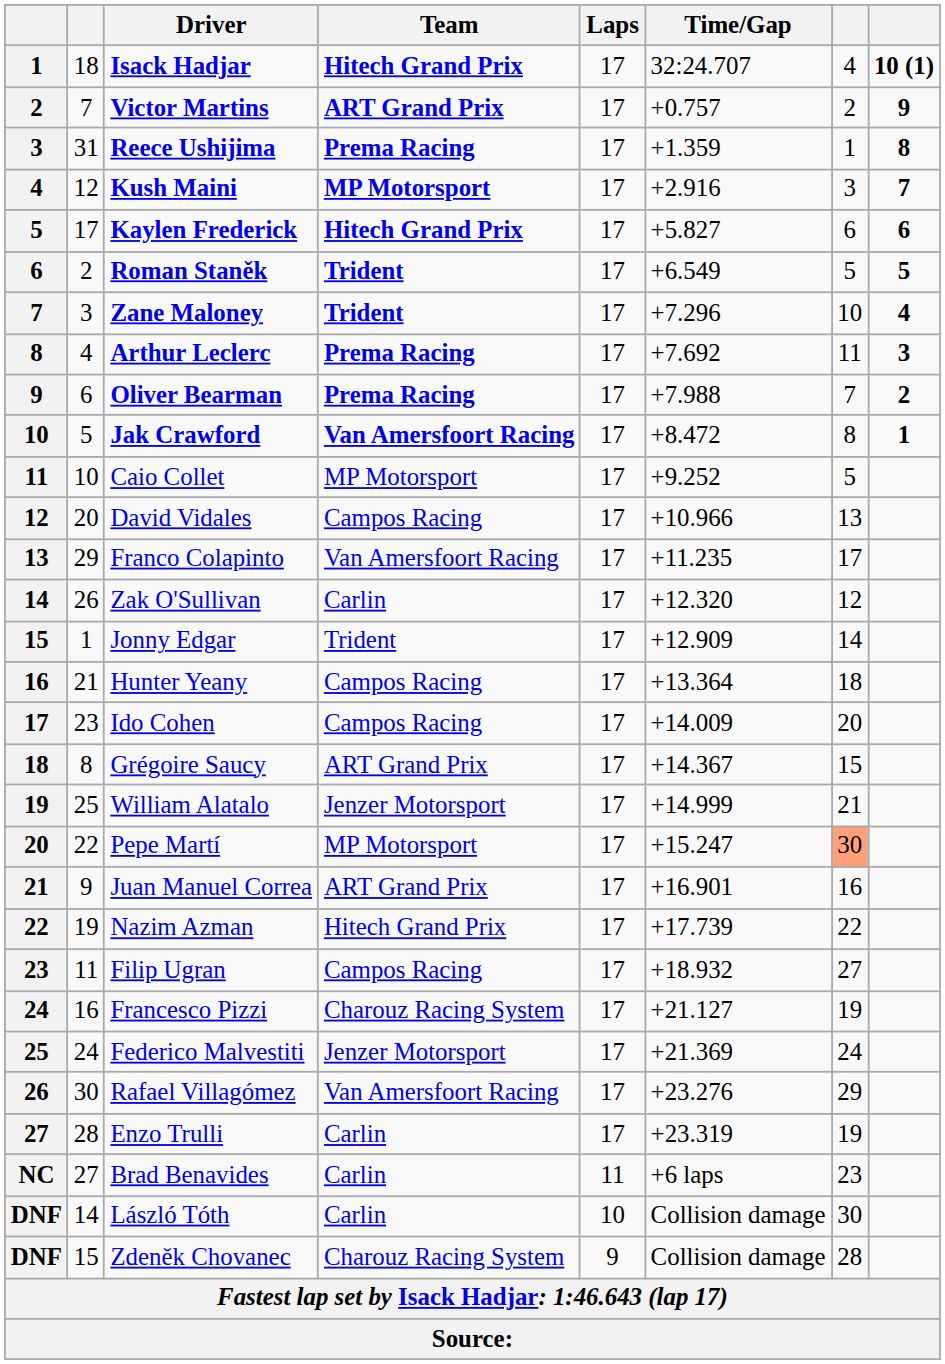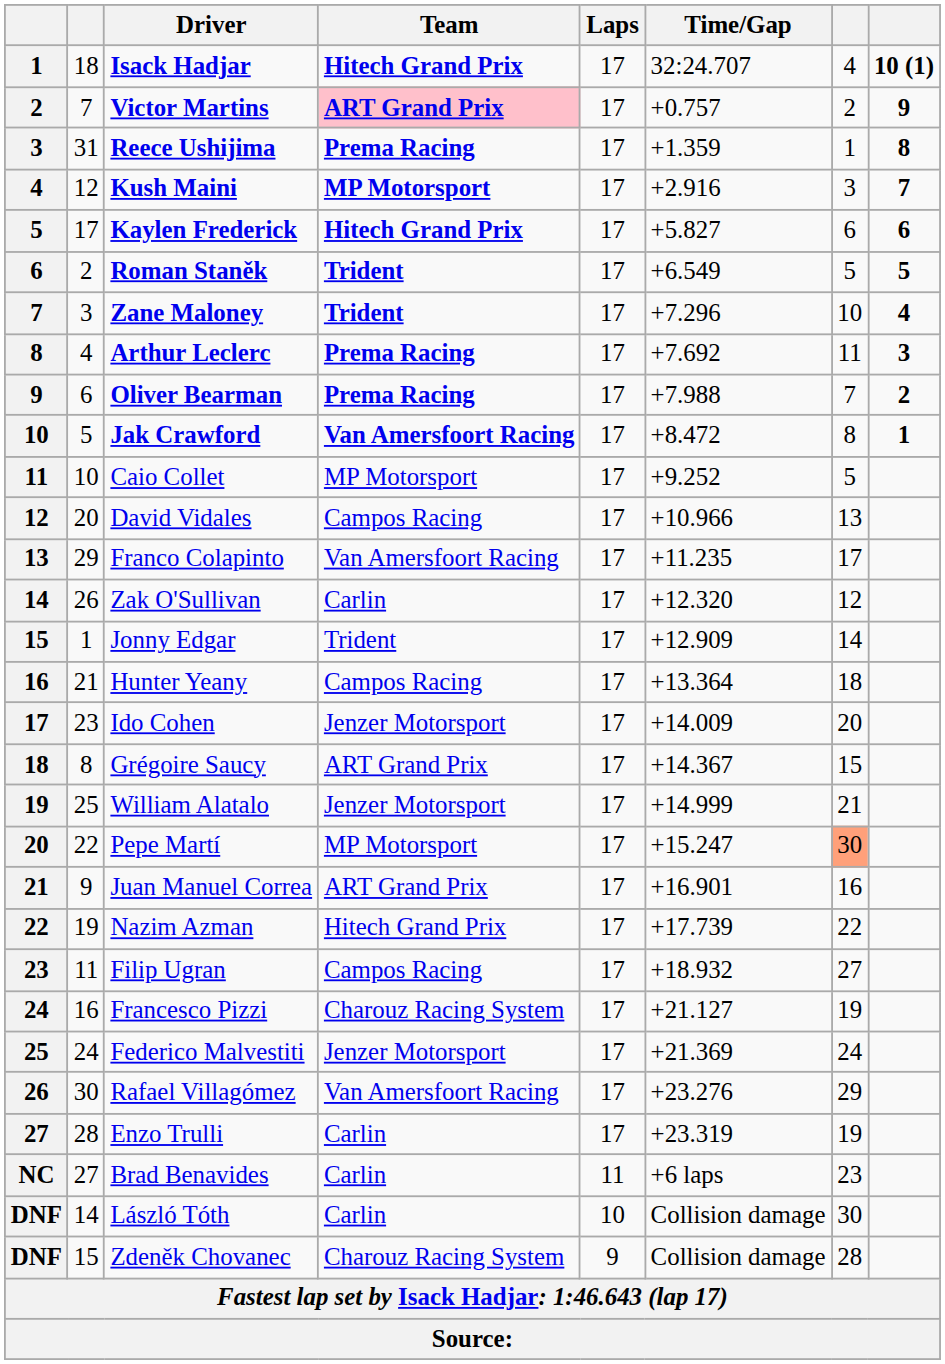(414, 106) no background -> (414, 106) pink background
(403, 722) Campos Racing -> (415, 722) Jenzer Motorsport
